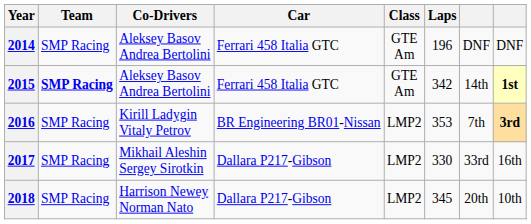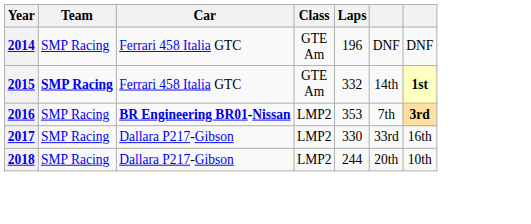- column: (165, 16)
(442, 84) 342 -> (352, 84) 332
(299, 122) normal -> (205, 114) bold
(442, 199) 345 -> (352, 159) 244
